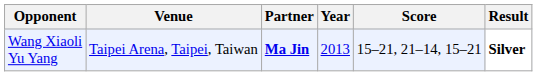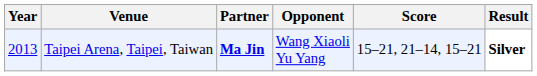columns swapped: (335, 17) <-> (45, 17)
